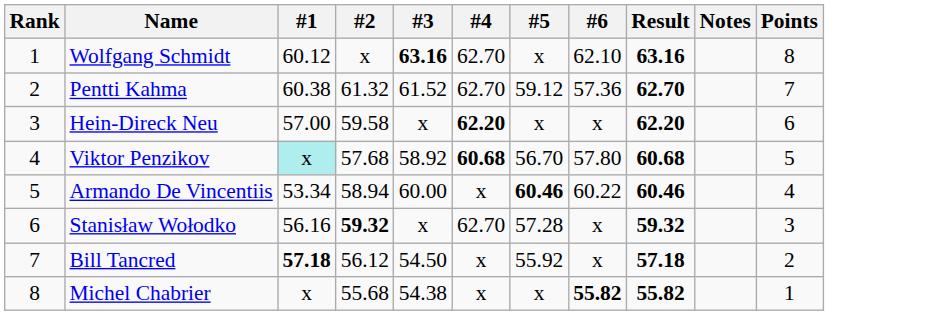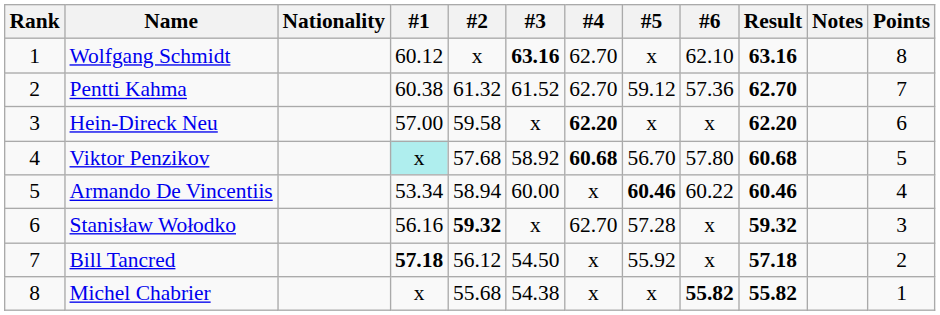+ column: (334, 21)
